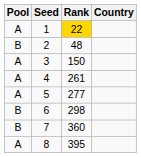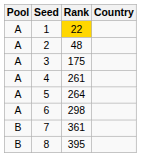(18, 45) B -> (18, 45) A
(76, 62) 150 -> (76, 62) 175
(76, 95) 277 -> (76, 95) 264
(18, 111) B -> (18, 111) A
(76, 128) 360 -> (76, 128) 361
(18, 144) A -> (18, 144) B
